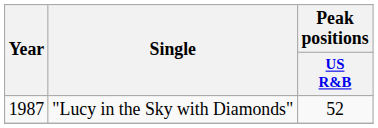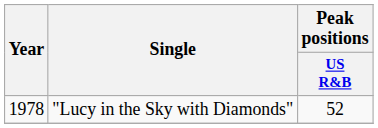(26, 109) 1987 -> (26, 109) 1978
